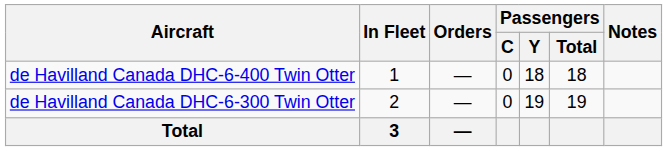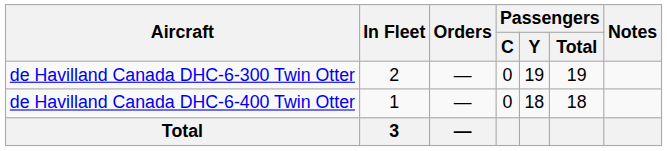rows swapped: (182, 103) <-> (182, 74)
